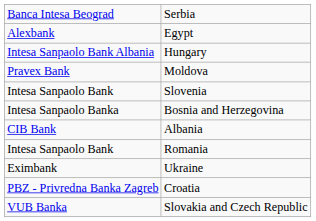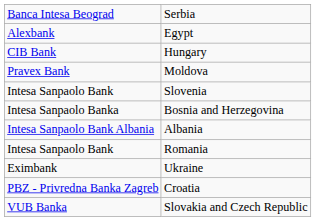(81, 52) Intesa Sanpaolo Bank Albania -> (32, 52) CIB Bank
(32, 129) CIB Bank -> (81, 129) Intesa Sanpaolo Bank Albania
